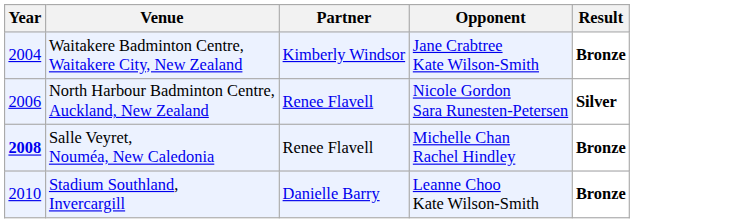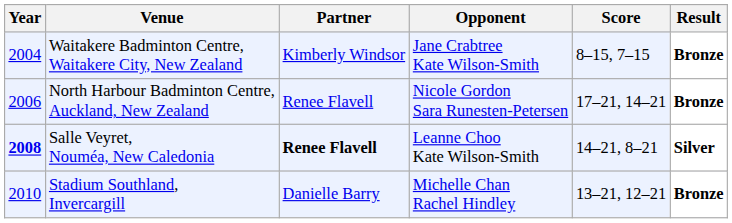+ column: (621, 18)
(596, 101) Silver -> (699, 101) Bronze
(328, 148) normal -> (330, 148) bold
(464, 148) Michelle Chan Rachel Hindley -> (476, 148) Leanne Choo Kate Wilson-Smith
(601, 148) Bronze -> (694, 148) Silver
(476, 194) Leanne Choo Kate Wilson-Smith -> (464, 194) Michelle Chan Rachel Hindley
